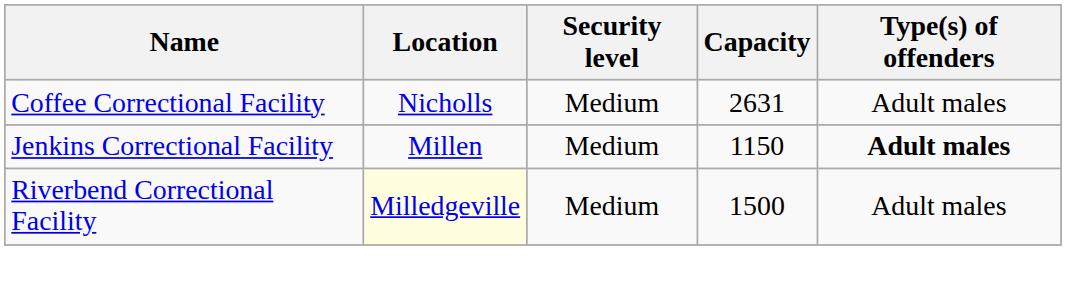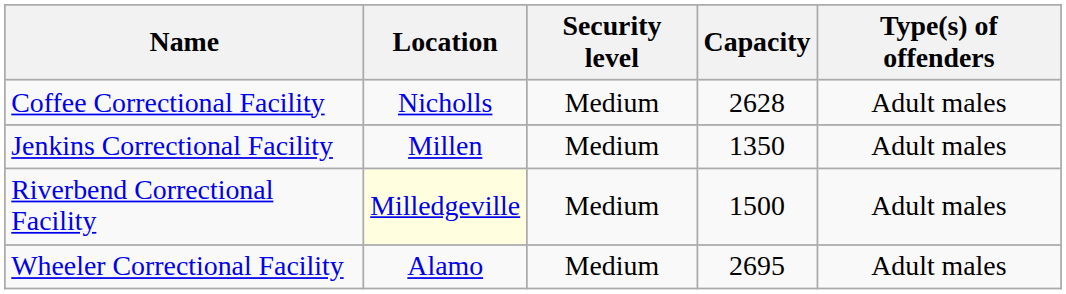(757, 102) 2631 -> (757, 102) 2628
(757, 146) 1150 -> (757, 146) 1350
(939, 146) bold -> (939, 146) normal
+ row: (177, 265)
